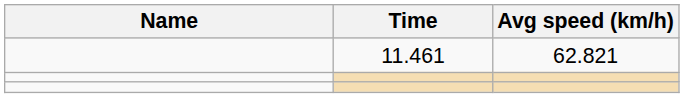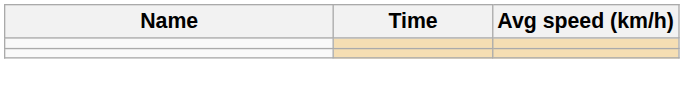- row: (413, 55)
